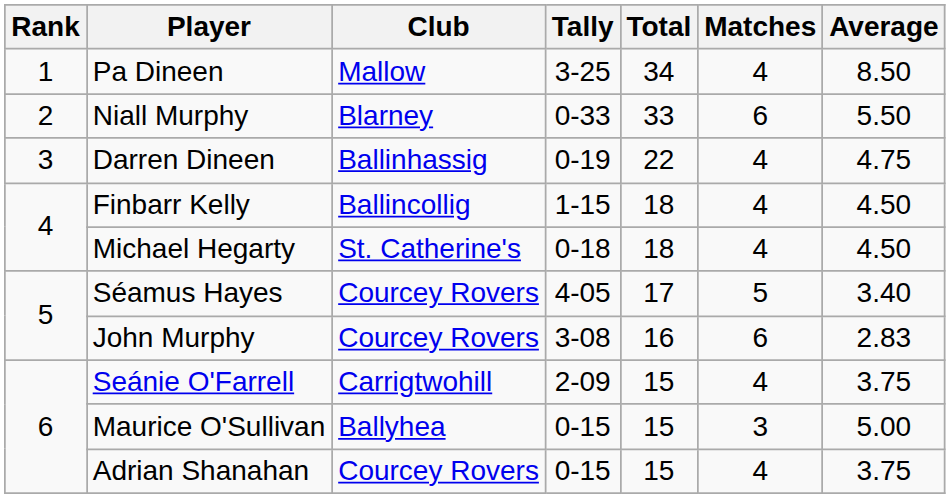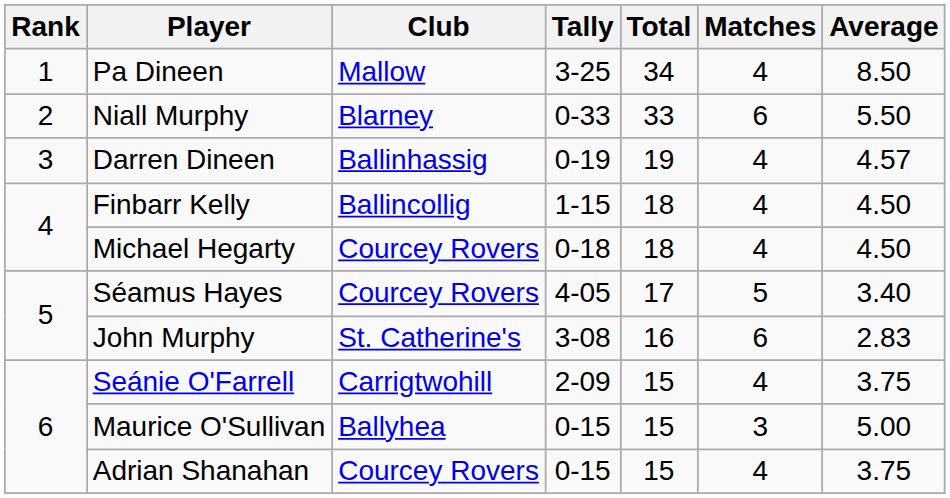(659, 159) 22 -> (659, 159) 19
(884, 159) 4.75 -> (884, 159) 4.57
(430, 248) St. Catherine's -> (439, 248) Courcey Rovers
(439, 337) Courcey Rovers -> (430, 337) St. Catherine's
